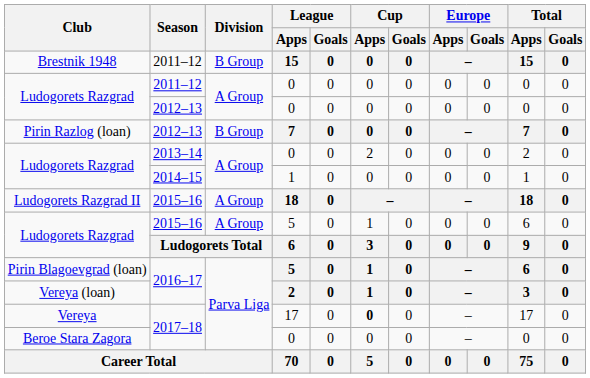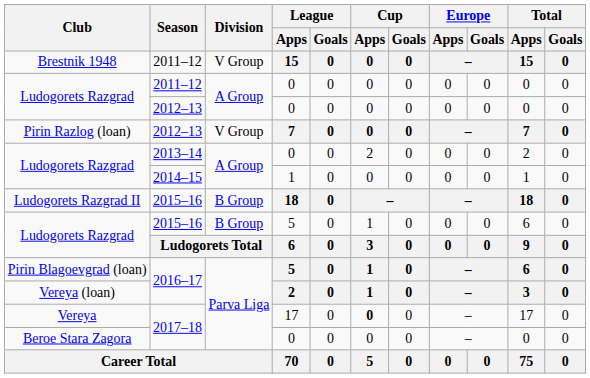(239, 62) B Group -> (239, 62) V Group
(239, 131) B Group -> (239, 131) V Group
(239, 200) A Group -> (239, 200) B Group
(239, 223) A Group -> (239, 223) B Group
